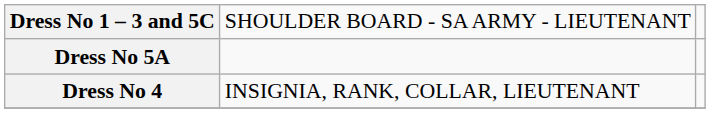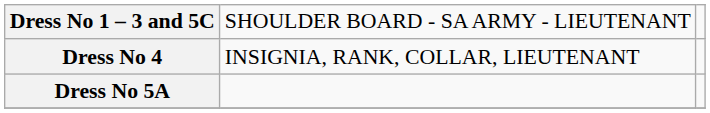rows swapped: (112, 56) <-> (112, 90)
